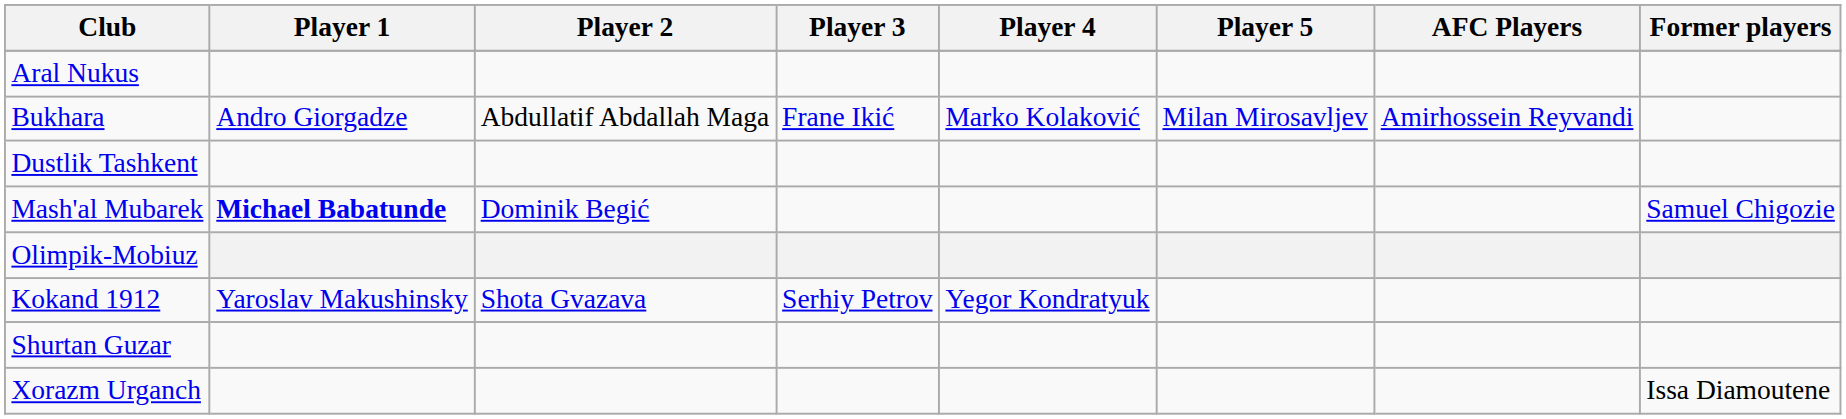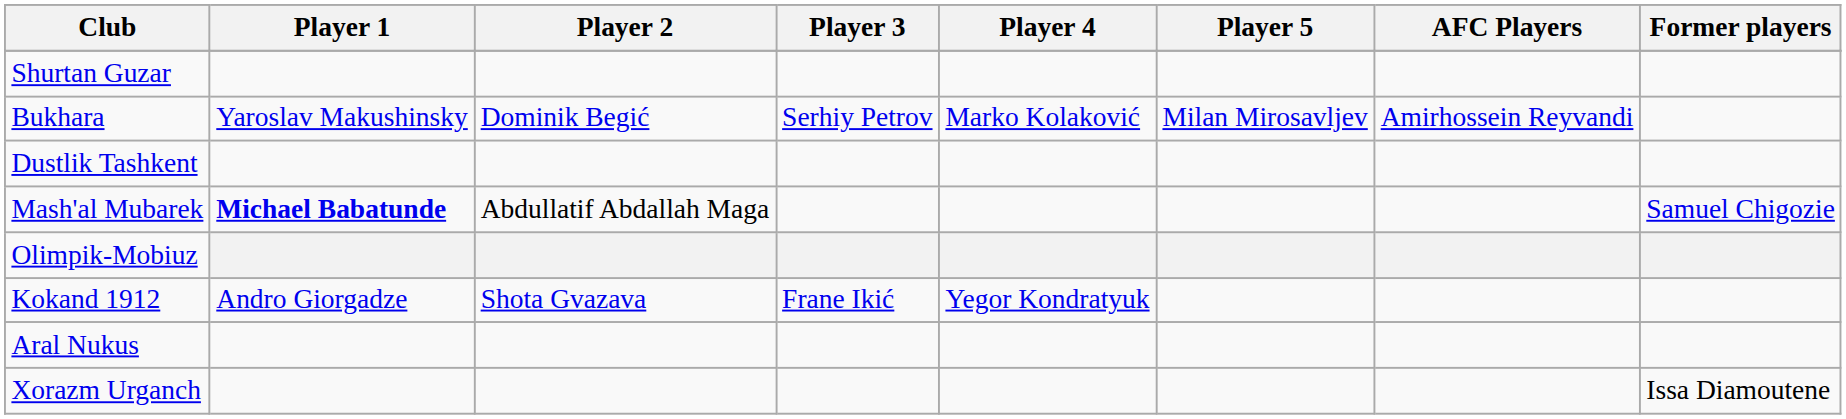rows swapped: (75, 72) <-> (91, 345)
(312, 118) Andro Giorgadze -> (342, 118) Yaroslav Makushinsky
(625, 118) Abdullatif Abdallah Maga -> (565, 118) Dominik Begić
(838, 118) Frane Ikić -> (857, 118) Serhiy Petrov
(565, 209) Dominik Begić -> (625, 209) Abdullatif Abdallah Maga
(342, 299) Yaroslav Makushinsky -> (312, 299) Andro Giorgadze
(857, 299) Serhiy Petrov -> (838, 299) Frane Ikić
